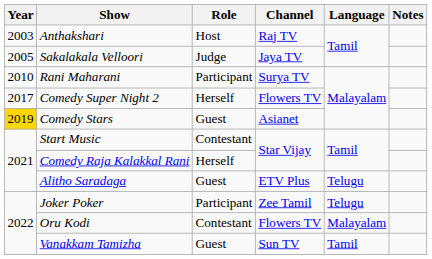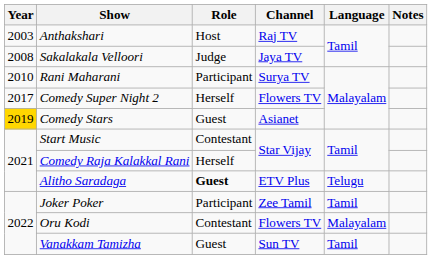(21, 56) 2005 -> (21, 56) 2008
(211, 181) normal -> (212, 181) bold
(345, 202) Telugu -> (342, 202) Tamil
